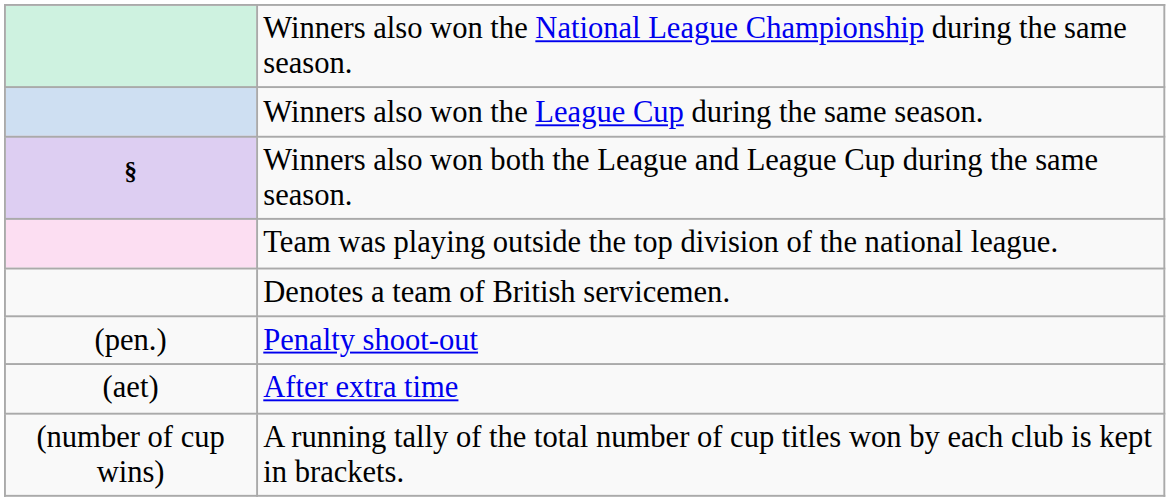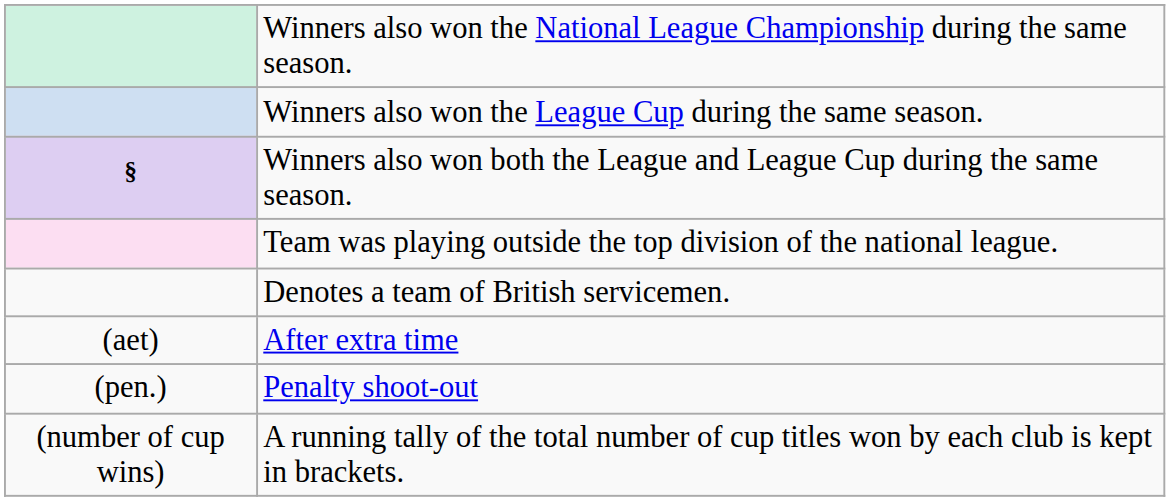rows swapped: (361, 388) <-> (371, 339)
